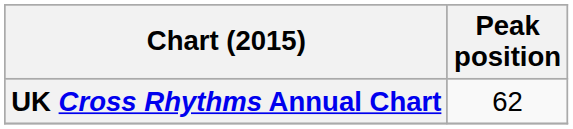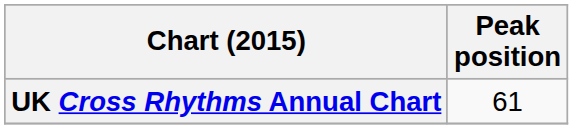(508, 100) 62 -> (508, 100) 61
